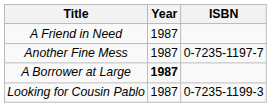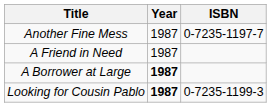rows swapped: (76, 33) <-> (76, 53)
(164, 92) normal -> (164, 92) bold
